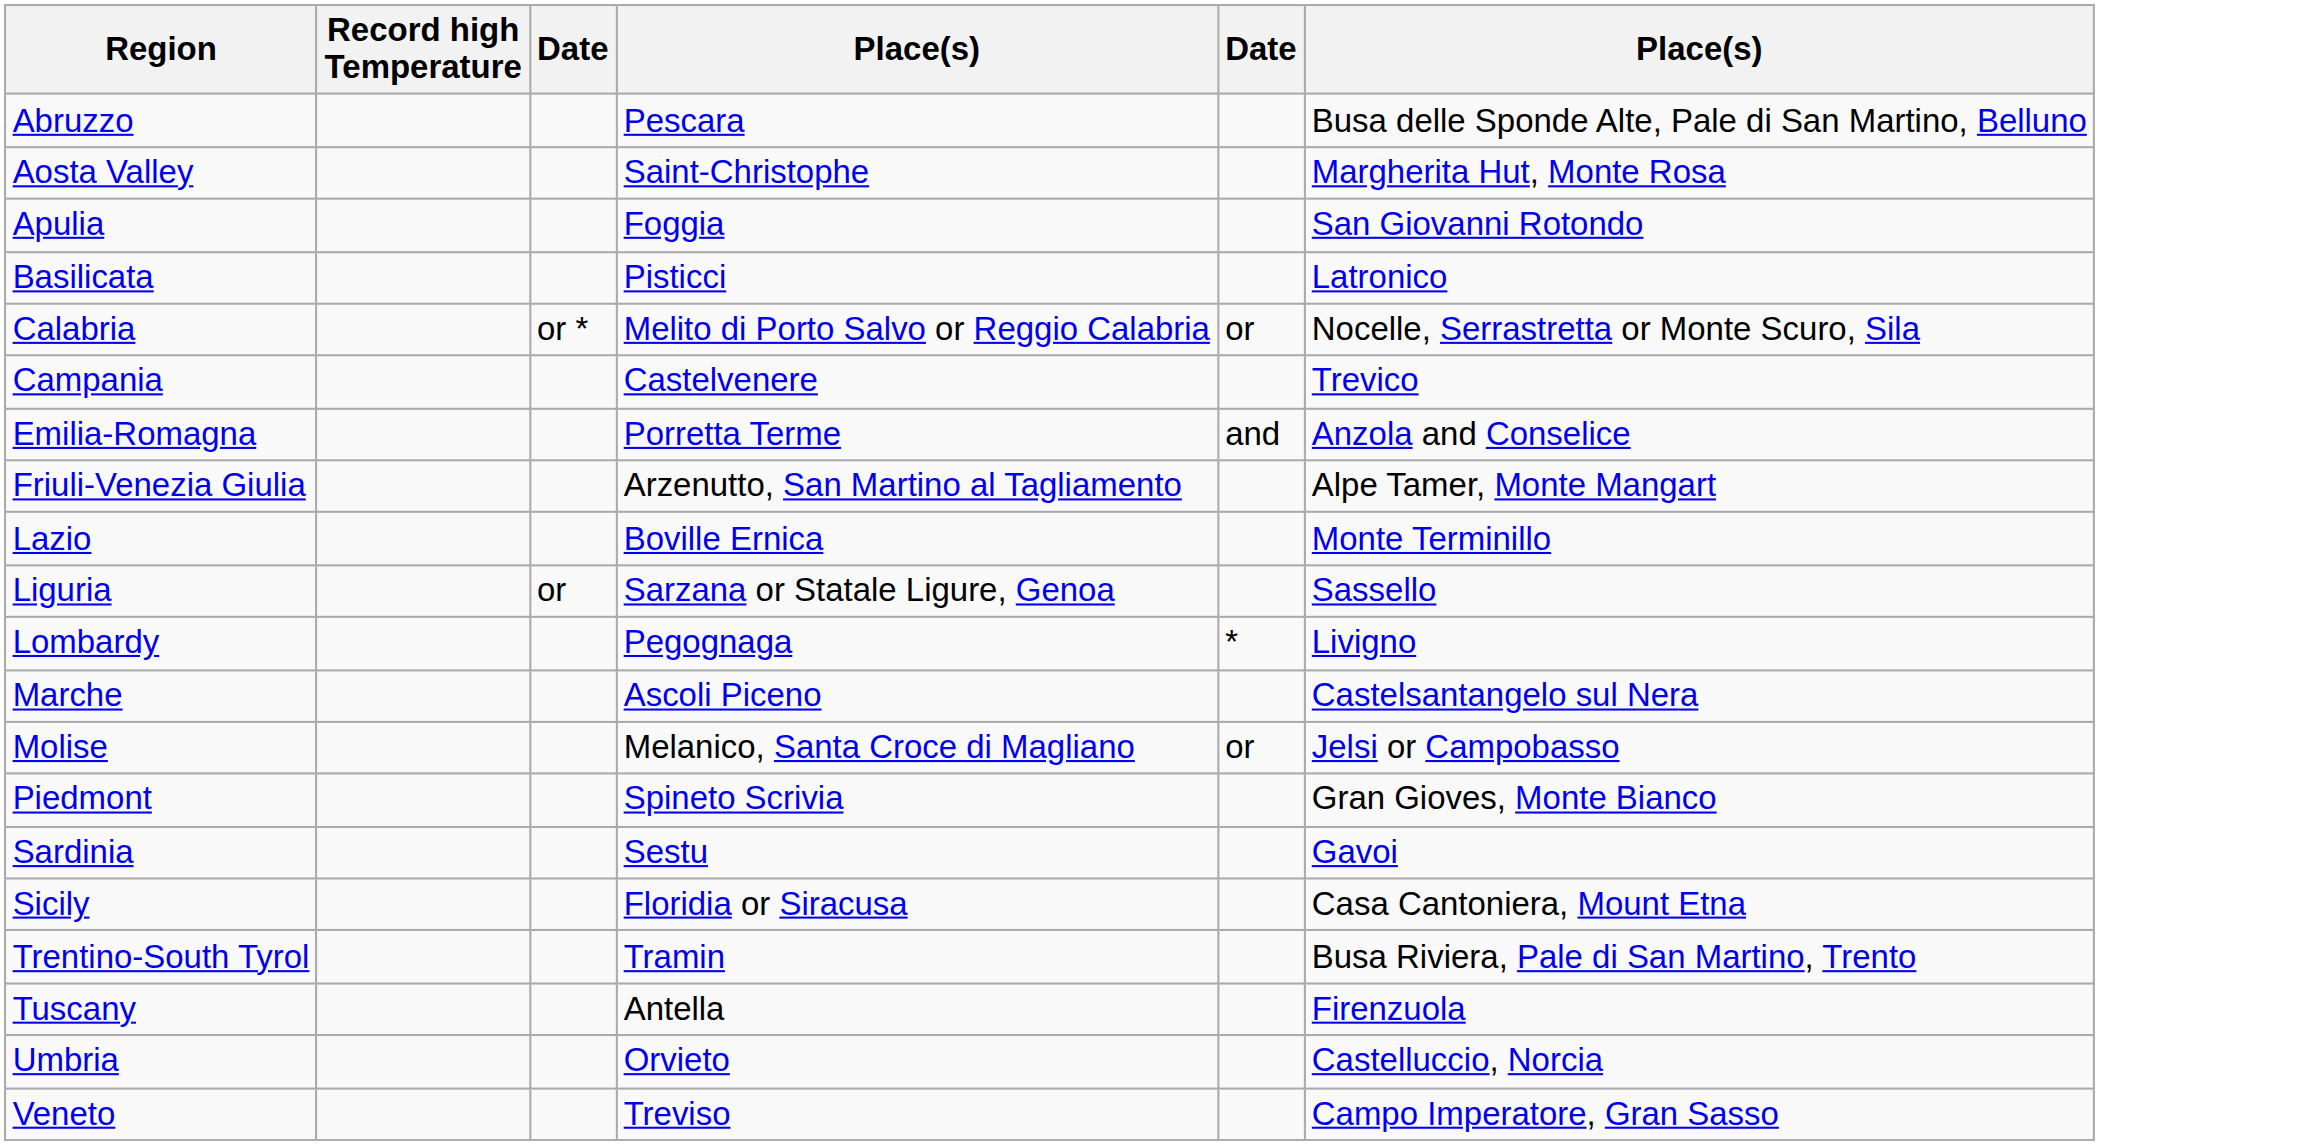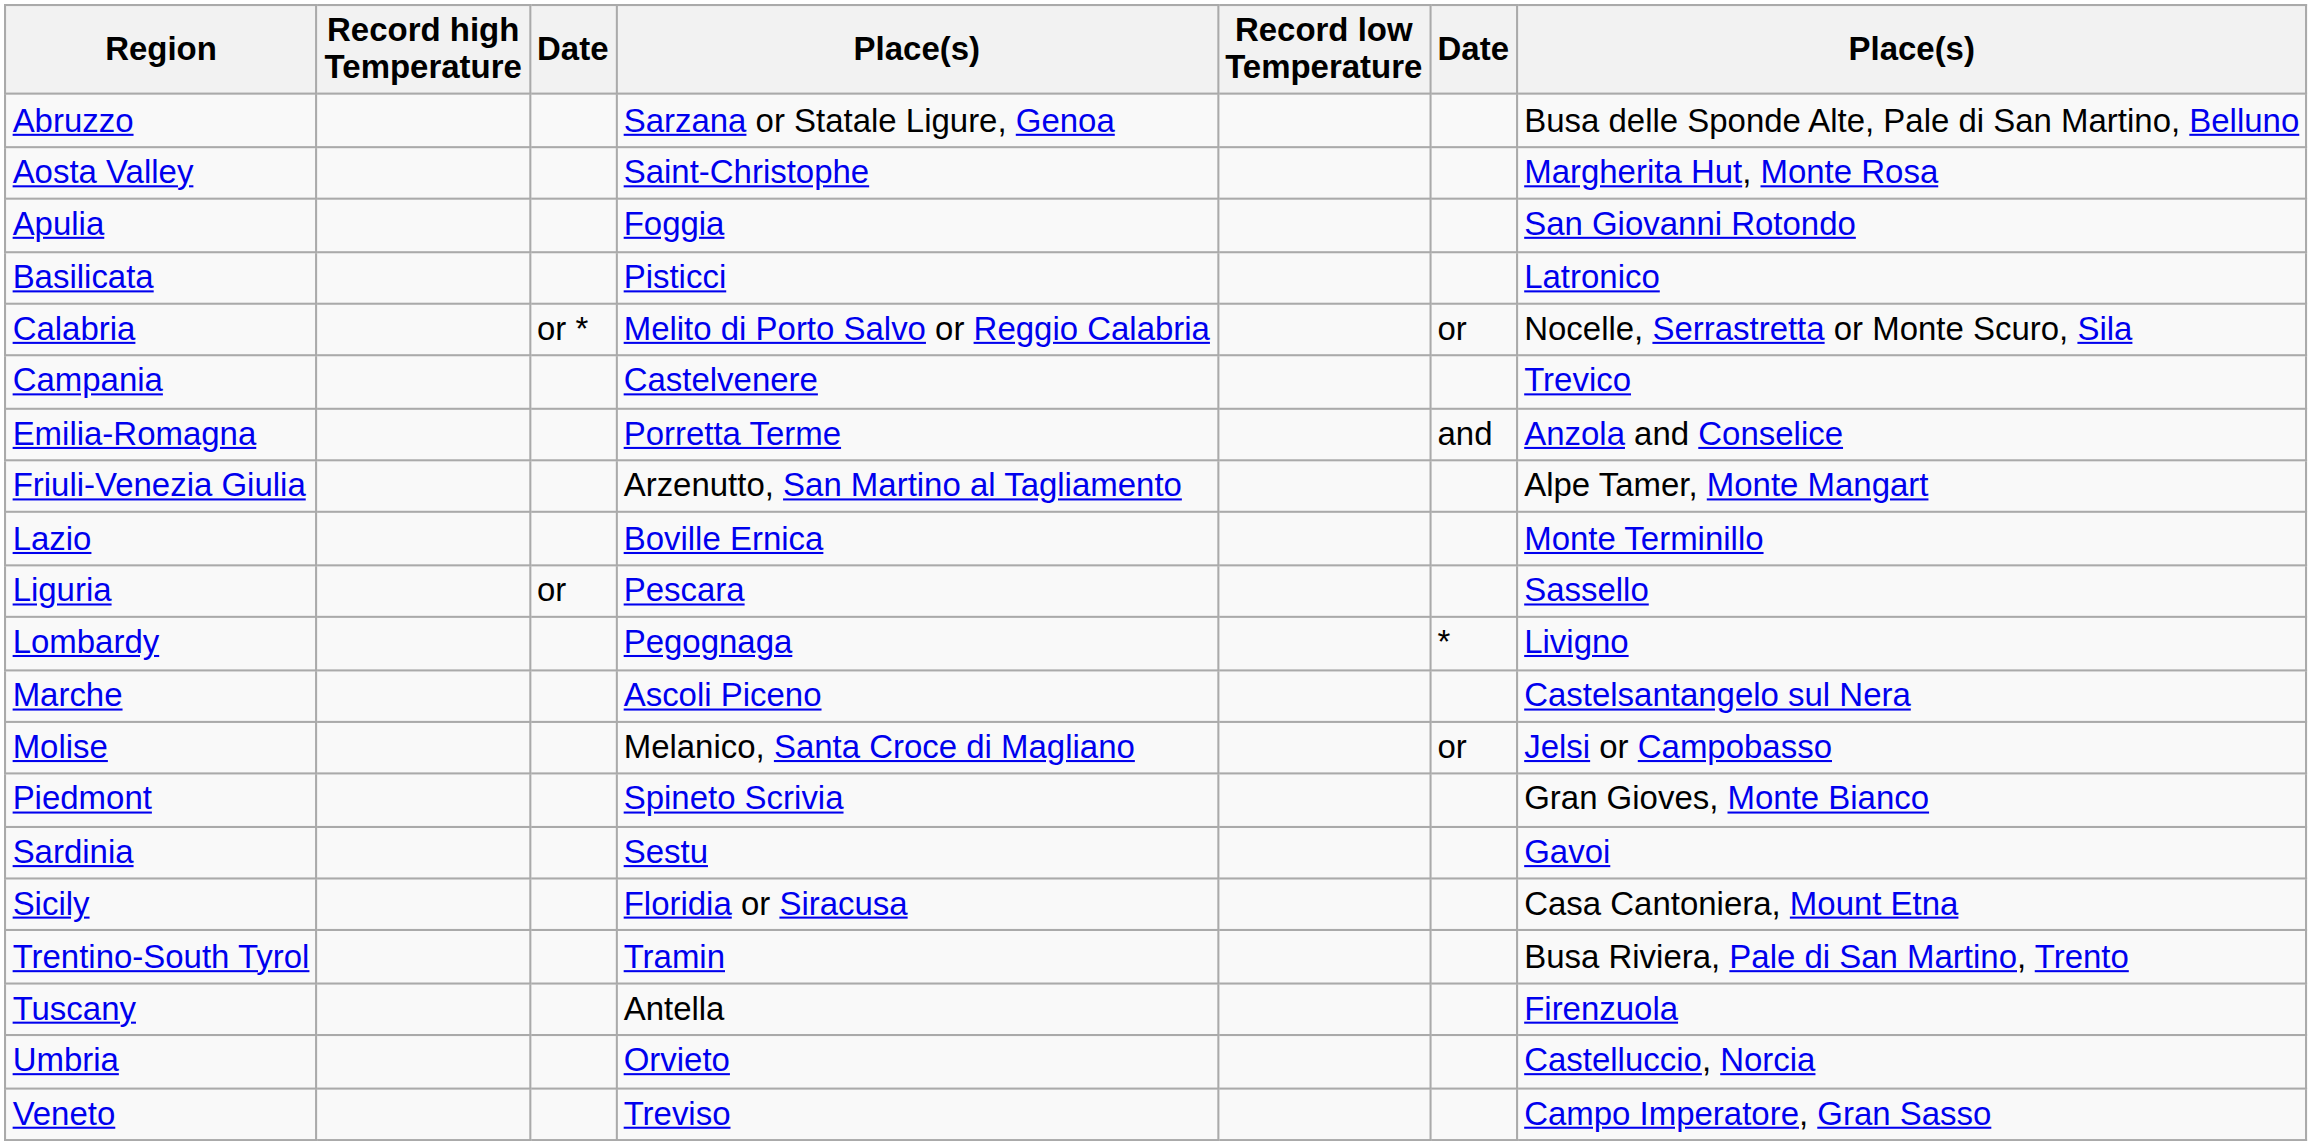+ column: (1324, 49)
(684, 119) Pescara -> (869, 119) Sarzana or Statale Ligure, Genoa
(869, 590) Sarzana or Statale Ligure, Genoa -> (684, 590) Pescara
